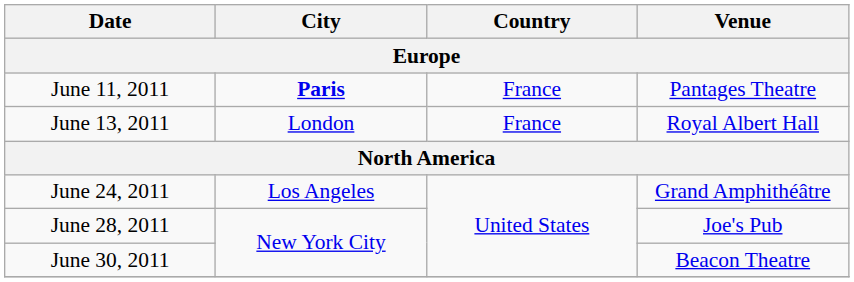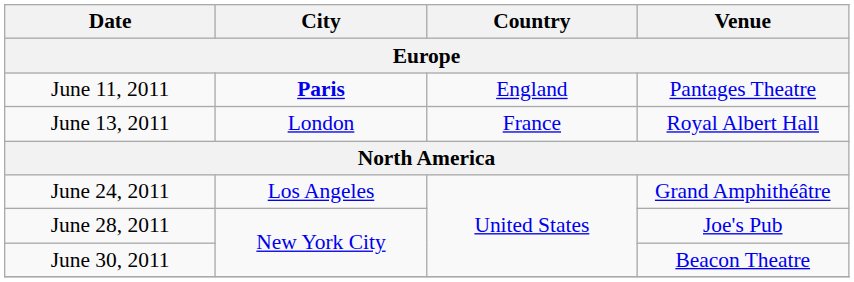(532, 89) France -> (532, 89) England
